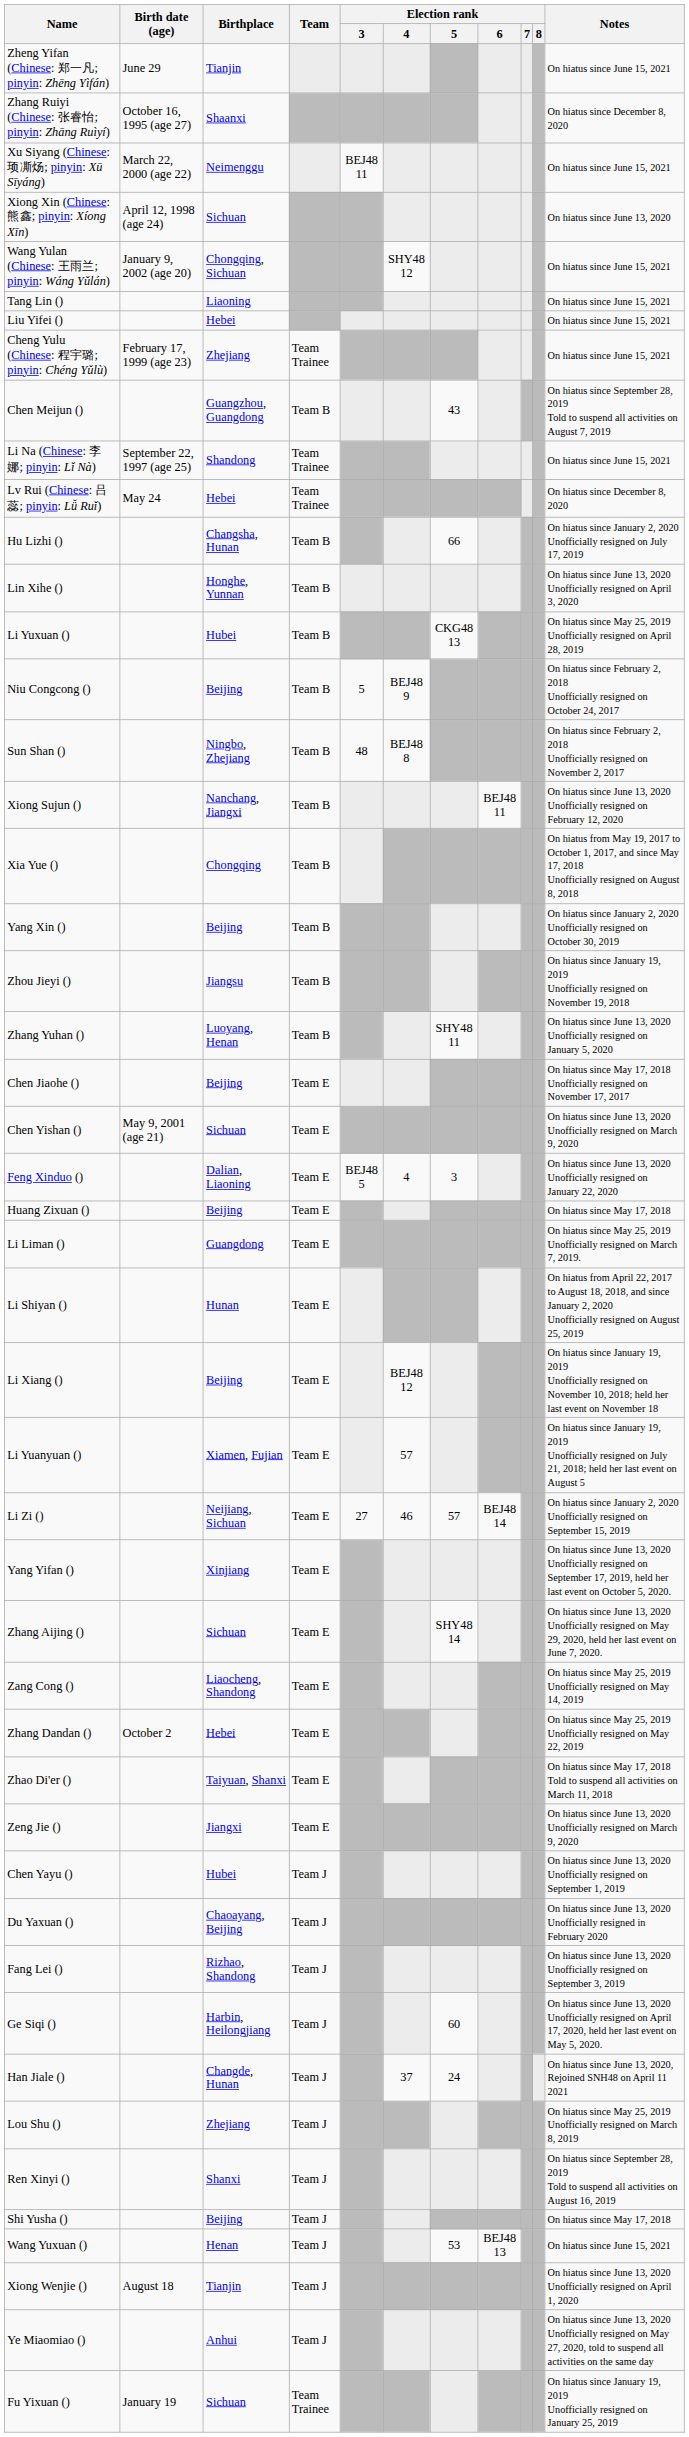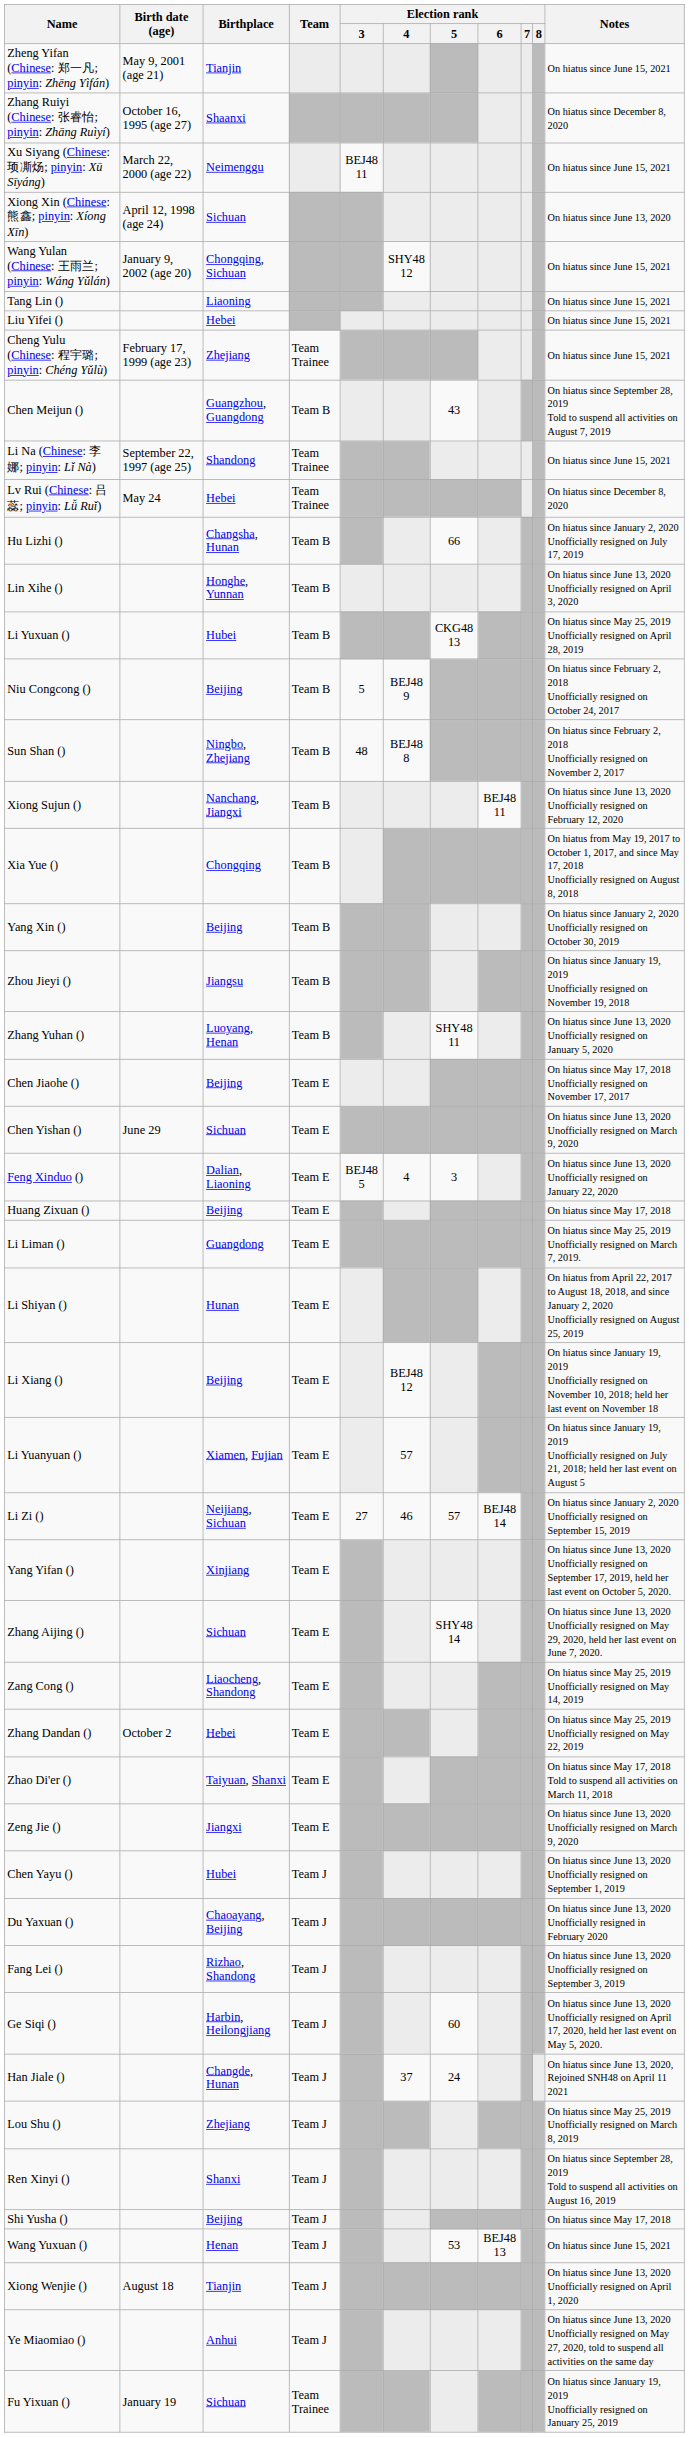(142, 68) June 29 -> (154, 68) May 9, 2001 (age 21)
(154, 1129) May 9, 2001 (age 21) -> (142, 1129) June 29
